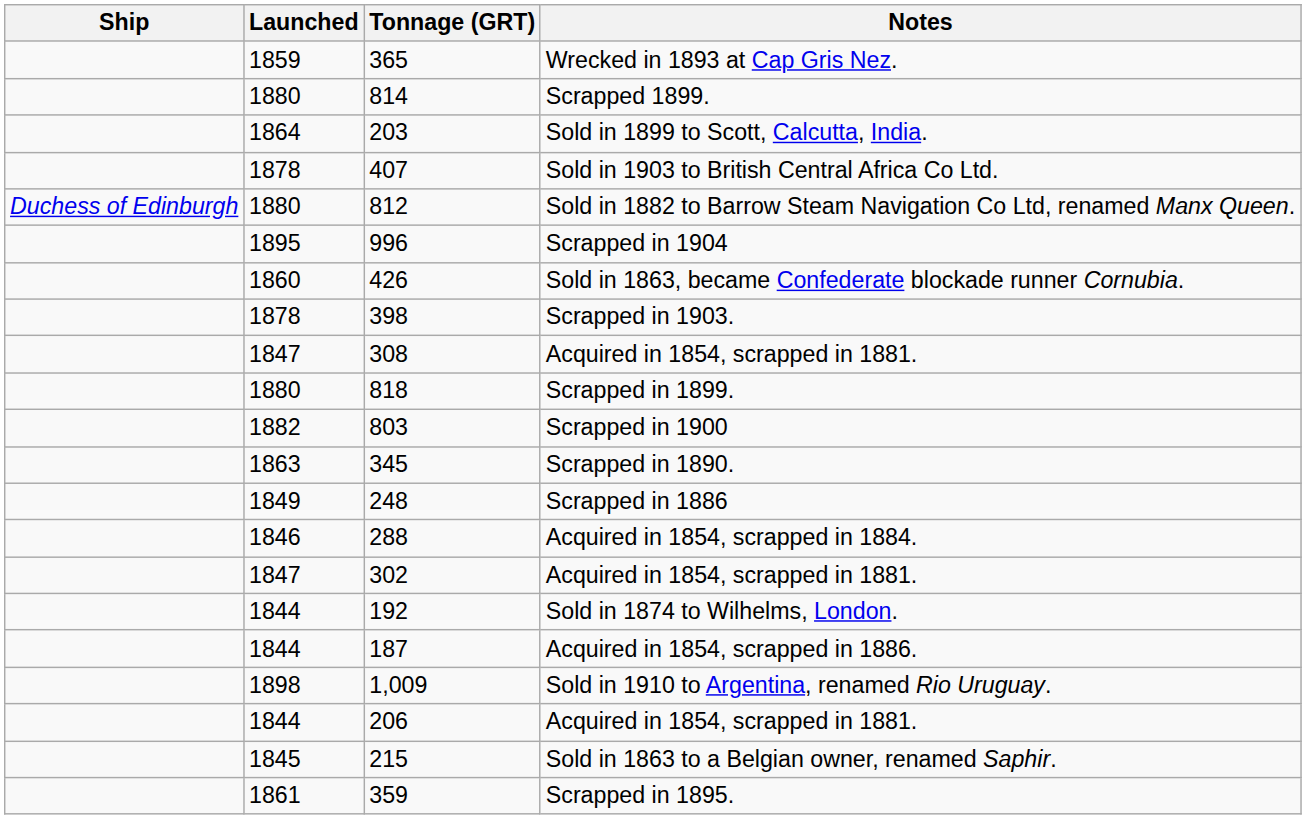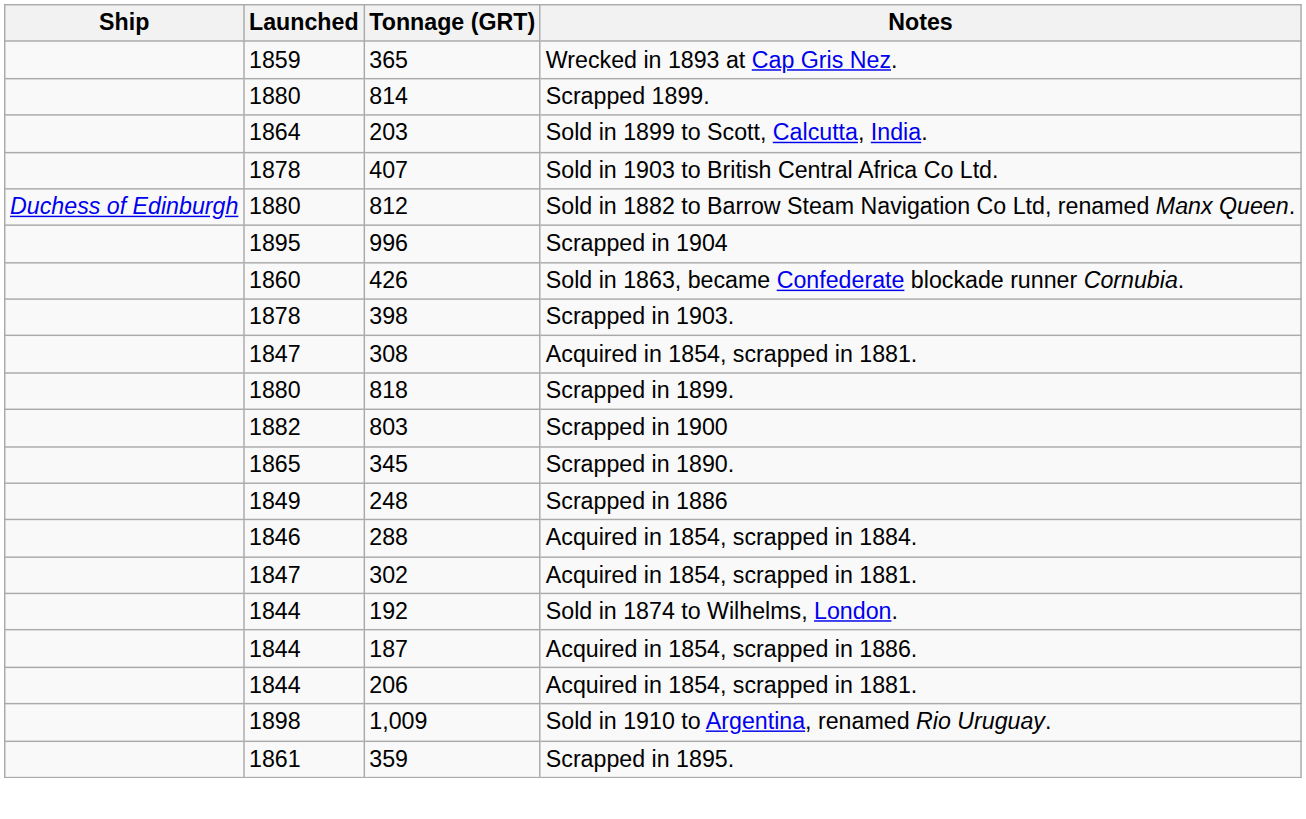(275, 464) 1863 -> (275, 464) 1865
rows swapped: (398, 685) <-> (389, 721)
- row: (389, 758)
